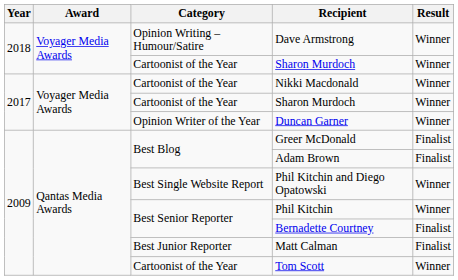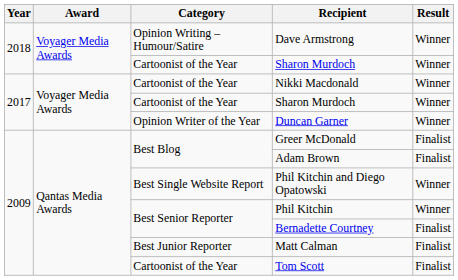(433, 265) Winner -> (433, 265) Finalist
